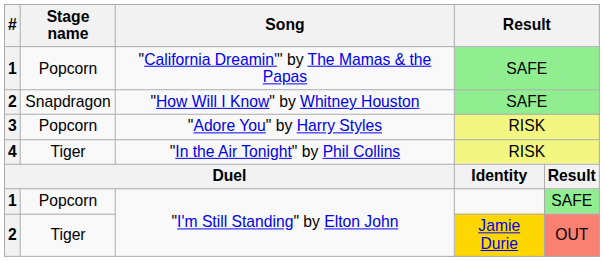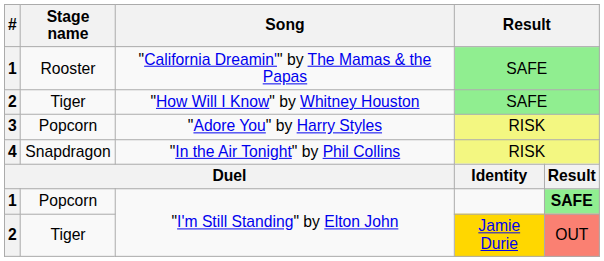(68, 68) Popcorn -> (68, 68) Rooster
(68, 101) Snapdragon -> (68, 101) Tiger
(68, 151) Tiger -> (68, 151) Snapdragon
(572, 201) normal -> (572, 201) bold
